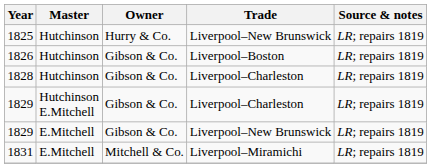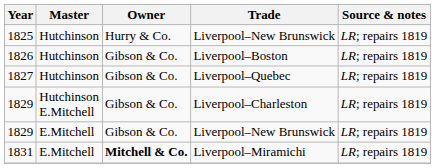+ row: (20, 76)
- row: (20, 76)
(144, 152) normal -> (146, 152) bold
